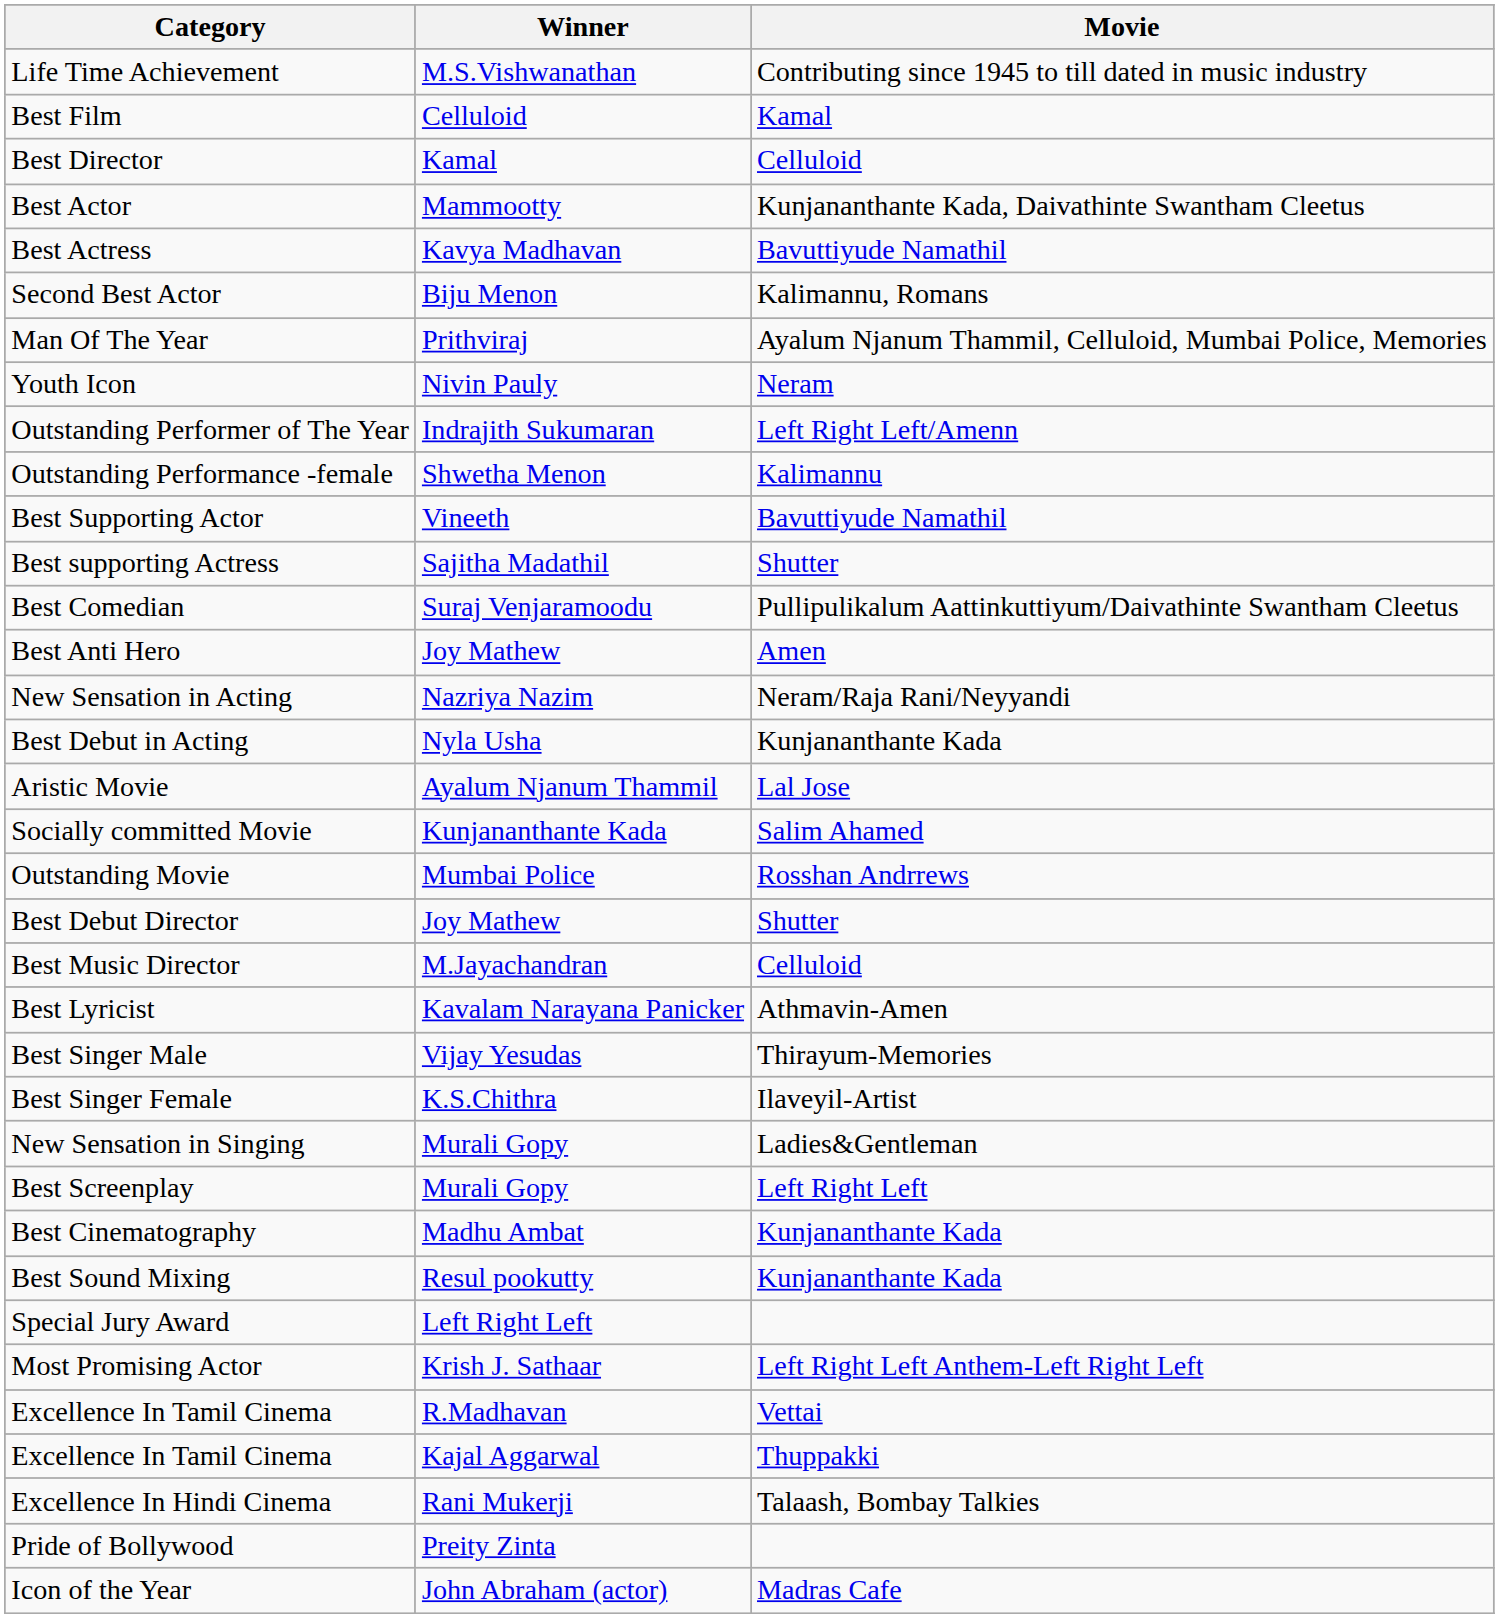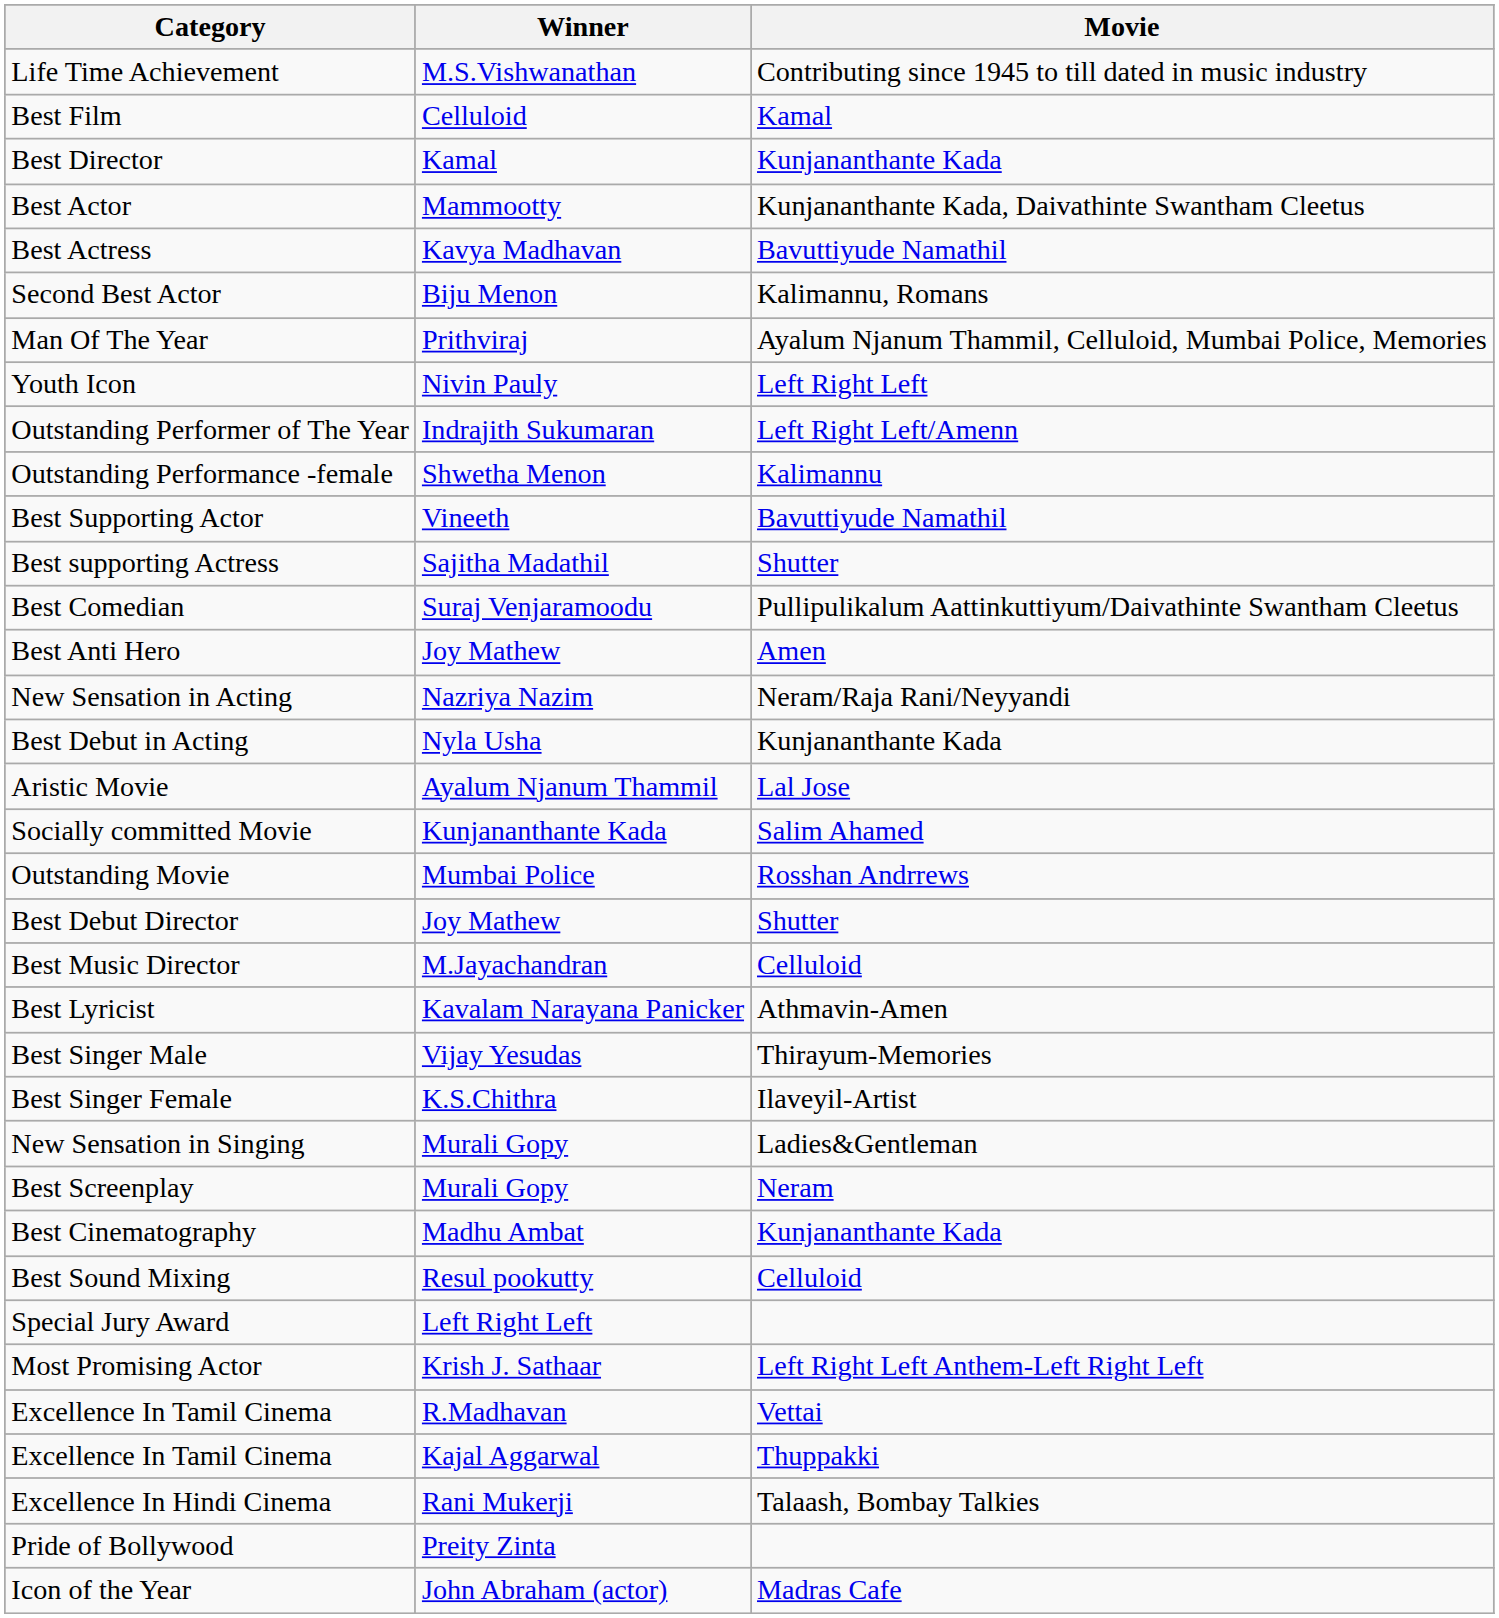(809, 160) Celluloid -> (879, 160) Kunjananthante Kada
(795, 384) Neram -> (842, 384) Left Right Left
(842, 1187) Left Right Left -> (795, 1187) Neram
(879, 1277) Kunjananthante Kada -> (809, 1277) Celluloid
